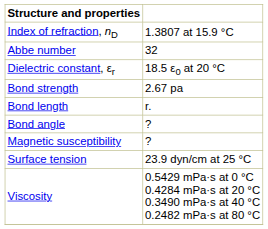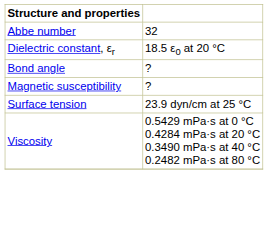- row: (63, 32)
- row: (43, 88)
- row: (38, 106)
